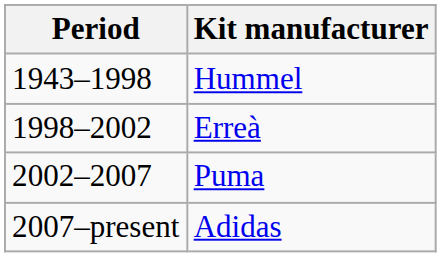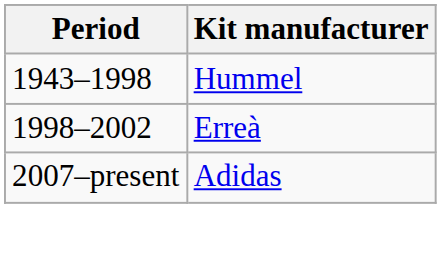- row: (229, 176)
